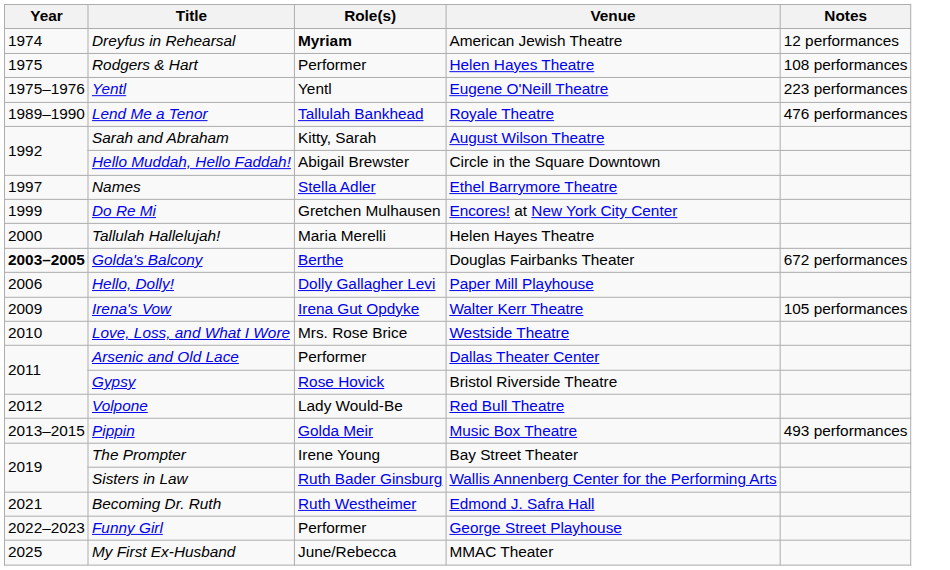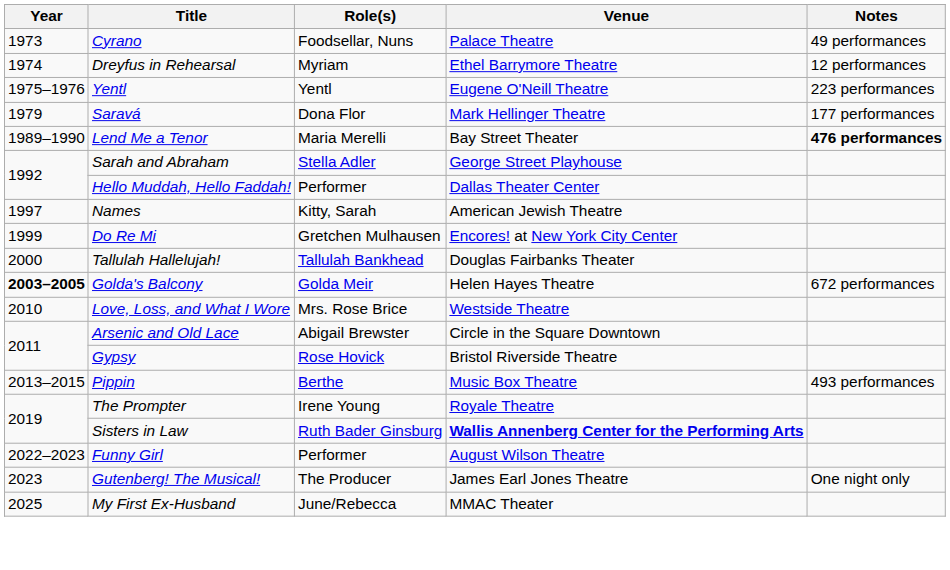+ row: (117, 41)
(325, 41) bold -> (323, 65) normal
(536, 41) American Jewish Theatre -> (533, 65) Ethel Barrymore Theatre
- row: (145, 65)
+ row: (116, 114)
(361, 114) Tallulah Bankhead -> (342, 138) Maria Merelli
(502, 114) Royale Theatre -> (514, 138) Bay Street Theater
(846, 114) normal -> (876, 138) bold
(337, 138) Kitty, Sarah -> (337, 162) Stella Adler
(527, 138) August Wilson Theatre -> (536, 162) George Street Playhouse
(354, 162) Abigail Brewster -> (332, 187) Performer
(555, 162) Circle in the Square Downtown -> (524, 187) Dallas Theater Center
(337, 187) Stella Adler -> (337, 211) Kitty, Sarah
(533, 187) Ethel Barrymore Theatre -> (536, 211) American Jewish Theatre
(342, 235) Maria Merelli -> (361, 260) Tallulah Bankhead
(522, 235) Helen Hayes Theatre -> (542, 260) Douglas Fairbanks Theater
(321, 260) Berthe -> (336, 284) Golda Meir
(542, 260) Douglas Fairbanks Theater -> (522, 284) Helen Hayes Theatre
- row: (133, 284)
- row: (132, 308)
(332, 357) Performer -> (354, 333) Abigail Brewster
(524, 357) Dallas Theater Center -> (555, 333) Circle in the Square Downtown
- row: (120, 406)
(336, 430) Golda Meir -> (321, 382) Berthe
(514, 455) Bay Street Theater -> (502, 406) Royale Theatre
(613, 479) normal -> (626, 430) bold
- row: (157, 503)
(536, 528) George Street Playhouse -> (527, 455) August Wilson Theatre
+ row: (176, 479)
